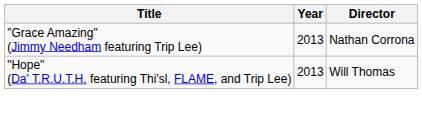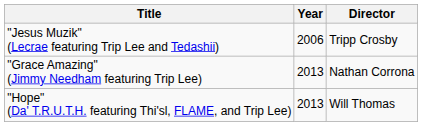+ row: (113, 39)
